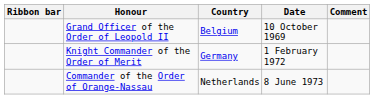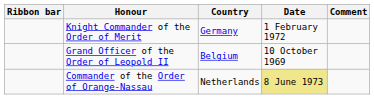rows swapped: (120, 31) <-> (128, 56)
(294, 81) no background -> (294, 81) khaki background
